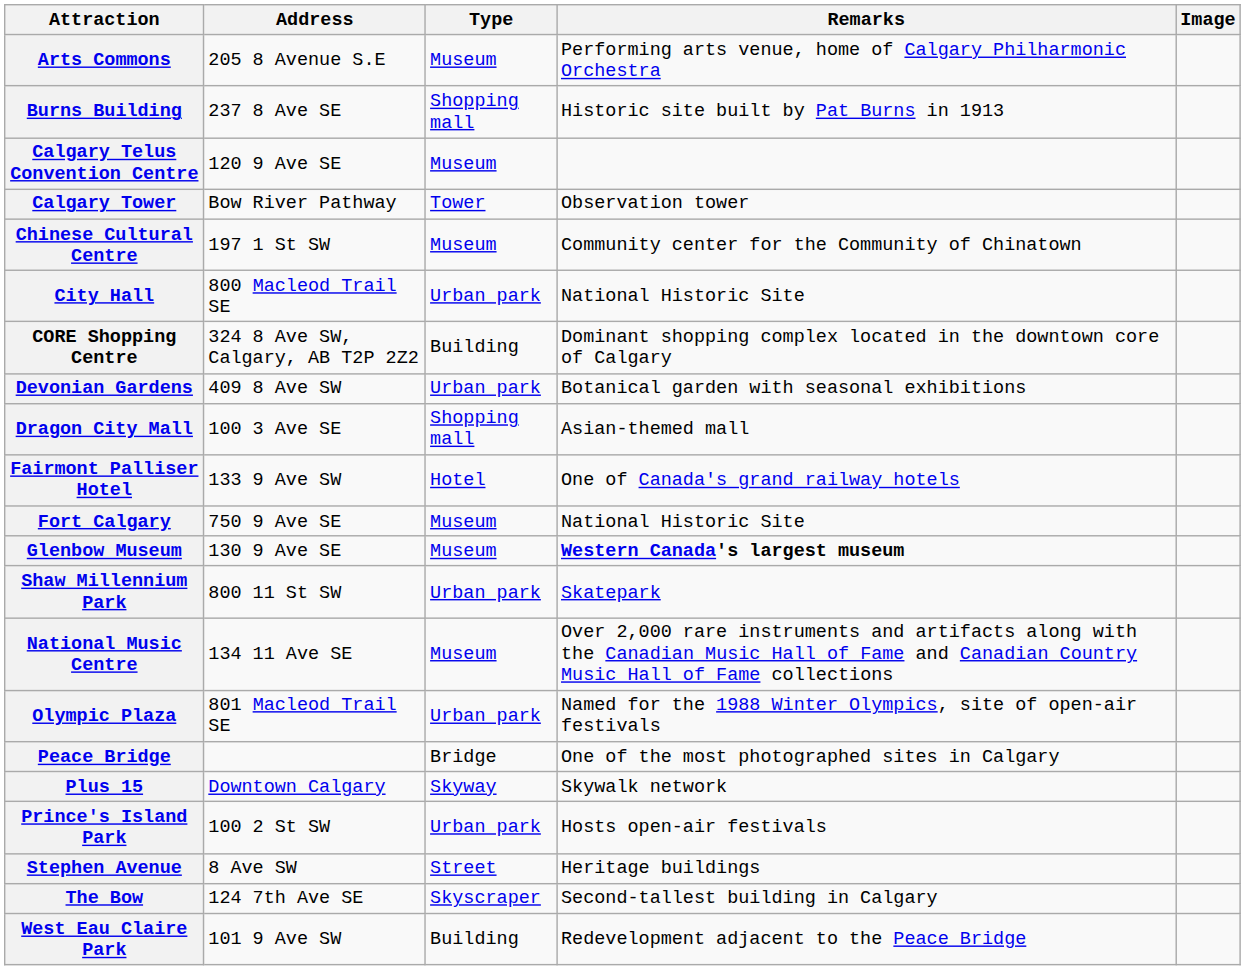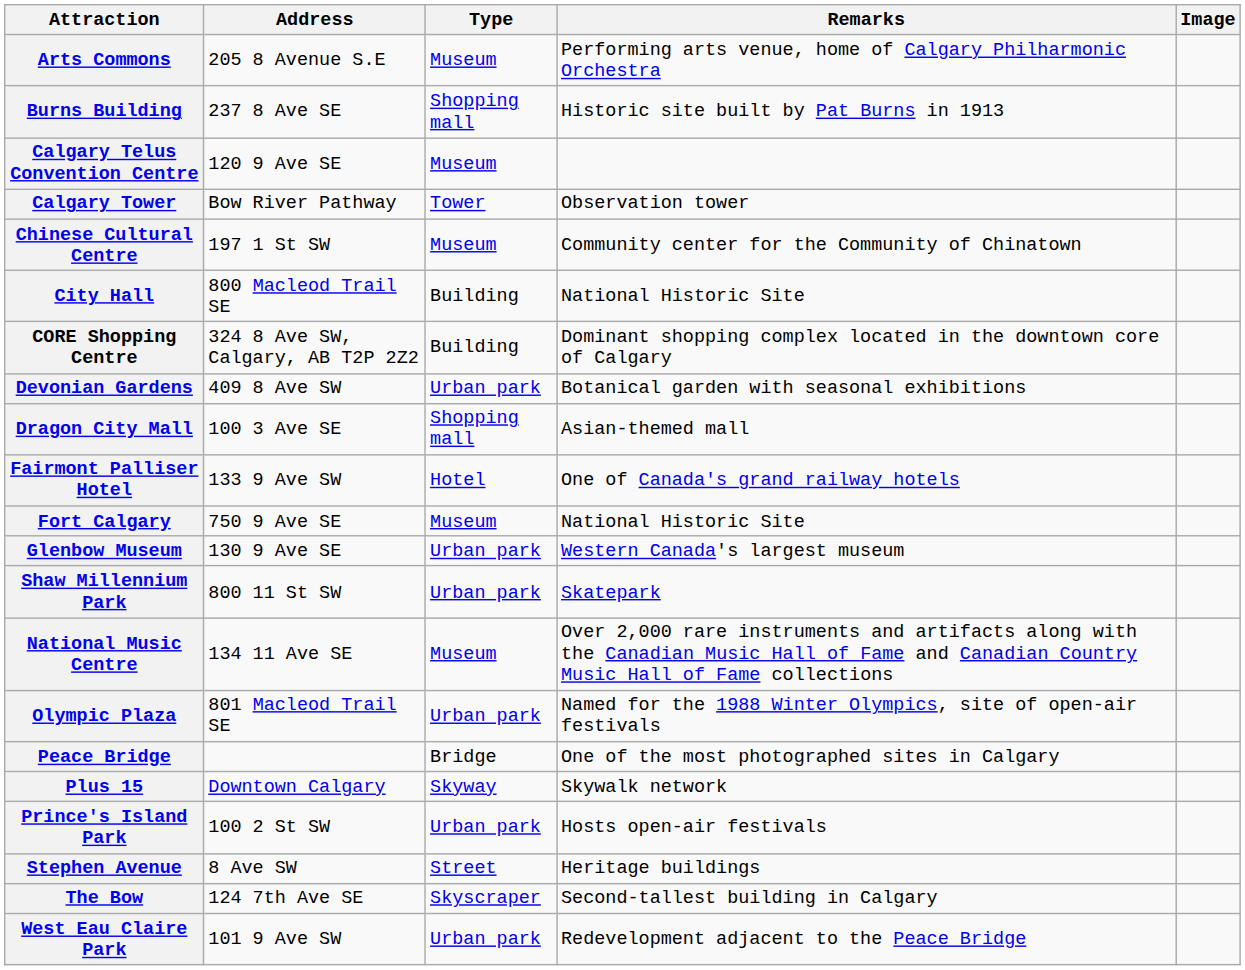(485, 296) Urban park -> (474, 296) Building
(463, 551) Museum -> (485, 551) Urban park
(733, 551) bold -> (733, 551) normal
(474, 939) Building -> (485, 939) Urban park
